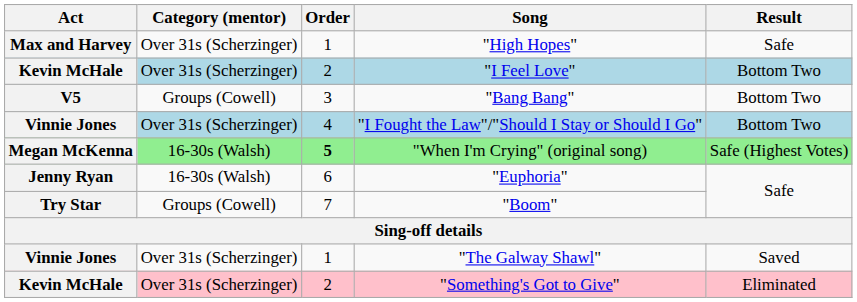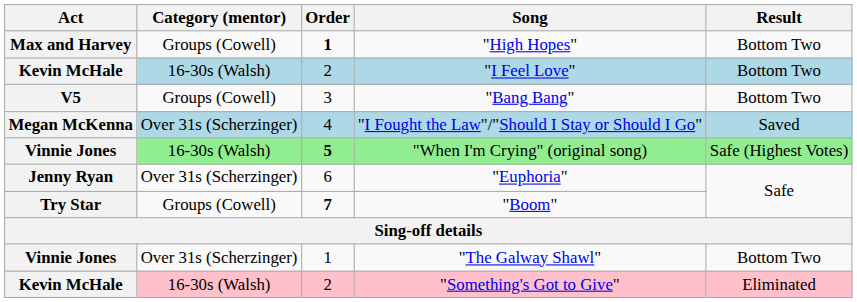(219, 44) Over 31s (Scherzinger) -> (219, 44) Groups (Cowell)
(328, 44) normal -> (328, 44) bold
(779, 44) Safe -> (779, 44) Bottom Two
(219, 71) Over 31s (Scherzinger) -> (219, 71) 16-30s (Walsh)
(71, 124) Vinnie Jones -> (71, 124) Megan McKenna
(779, 124) Bottom Two -> (779, 124) Saved
(71, 151) Megan McKenna -> (71, 151) Vinnie Jones
(219, 177) 16-30s (Walsh) -> (219, 177) Over 31s (Scherzinger)
(328, 204) normal -> (328, 204) bold
(779, 257) Saved -> (779, 257) Bottom Two
(219, 284) Over 31s (Scherzinger) -> (219, 284) 16-30s (Walsh)
